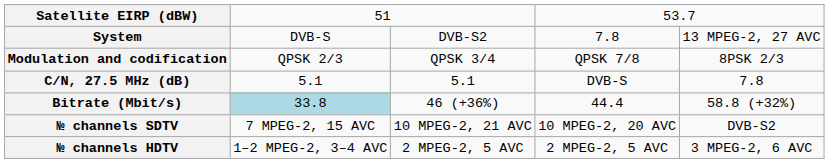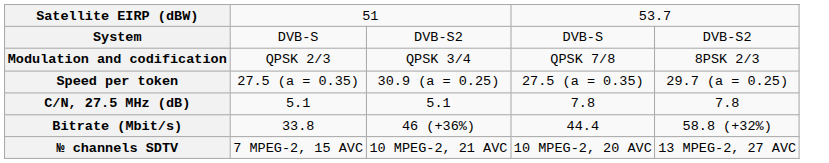(607, 38) 7.8 -> (583, 38) DVB-S
(752, 38) 13 MPEG-2, 27 AVC -> (727, 38) DVB-S2
+ row: (117, 82)
(607, 82) DVB-S -> (583, 104) 7.8
(310, 104) lightblue background -> (298, 126) no background
(752, 126) DVB-S2 -> (727, 148) 13 MPEG-2, 27 AVC
- row: (117, 148)
